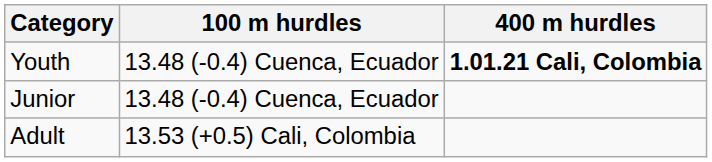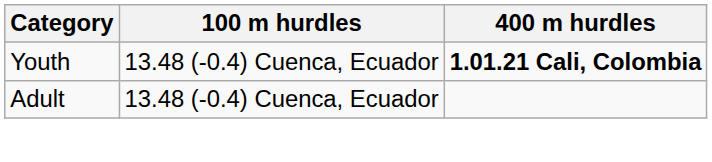- row: (43, 99)
(270, 136) 13.53 (+0.5) Cali, Colombia -> (282, 99) 13.48 (-0.4) Cuenca, Ecuador
